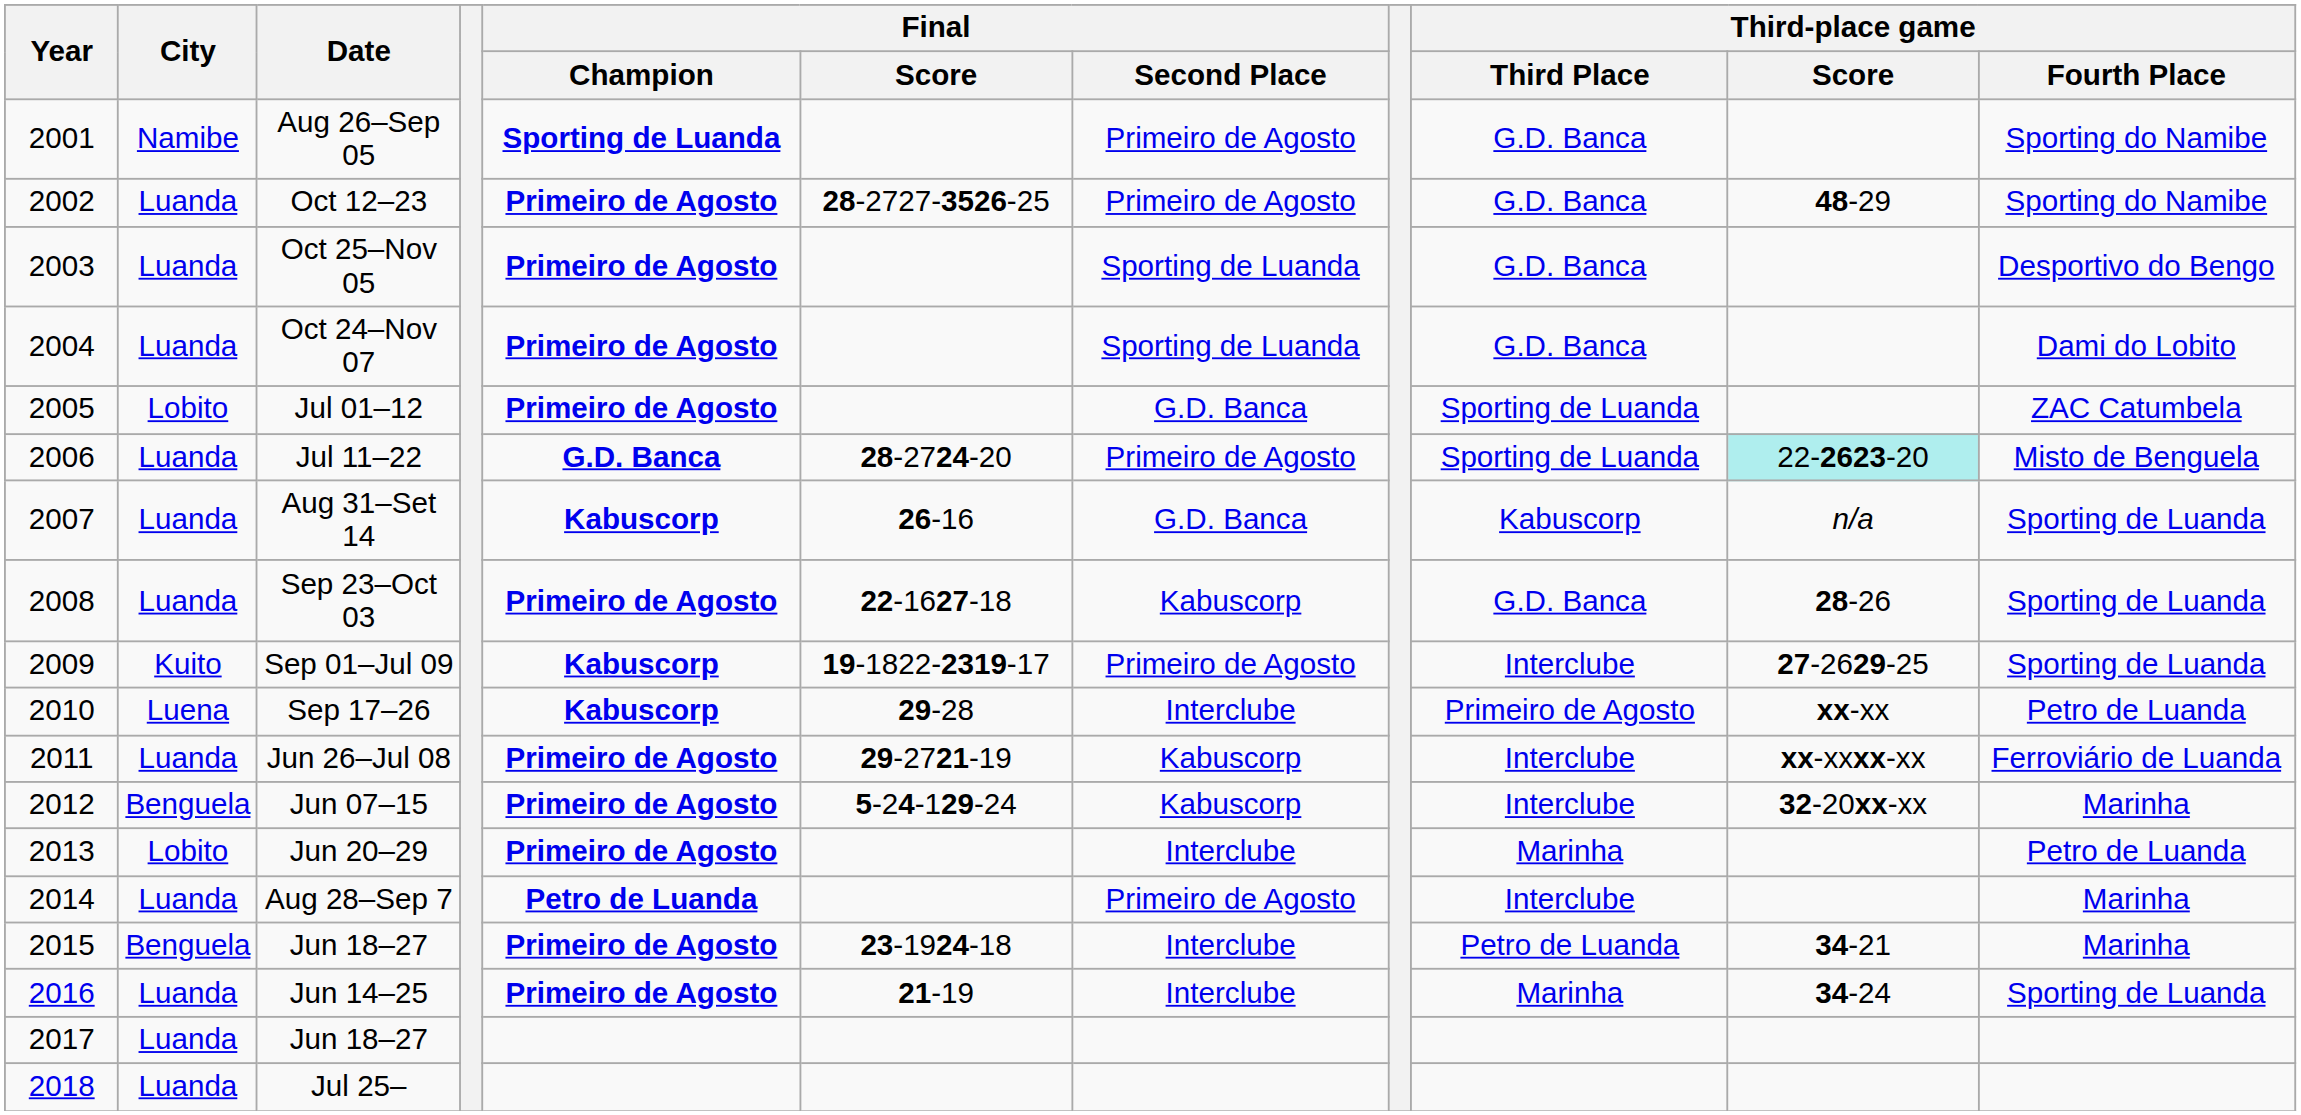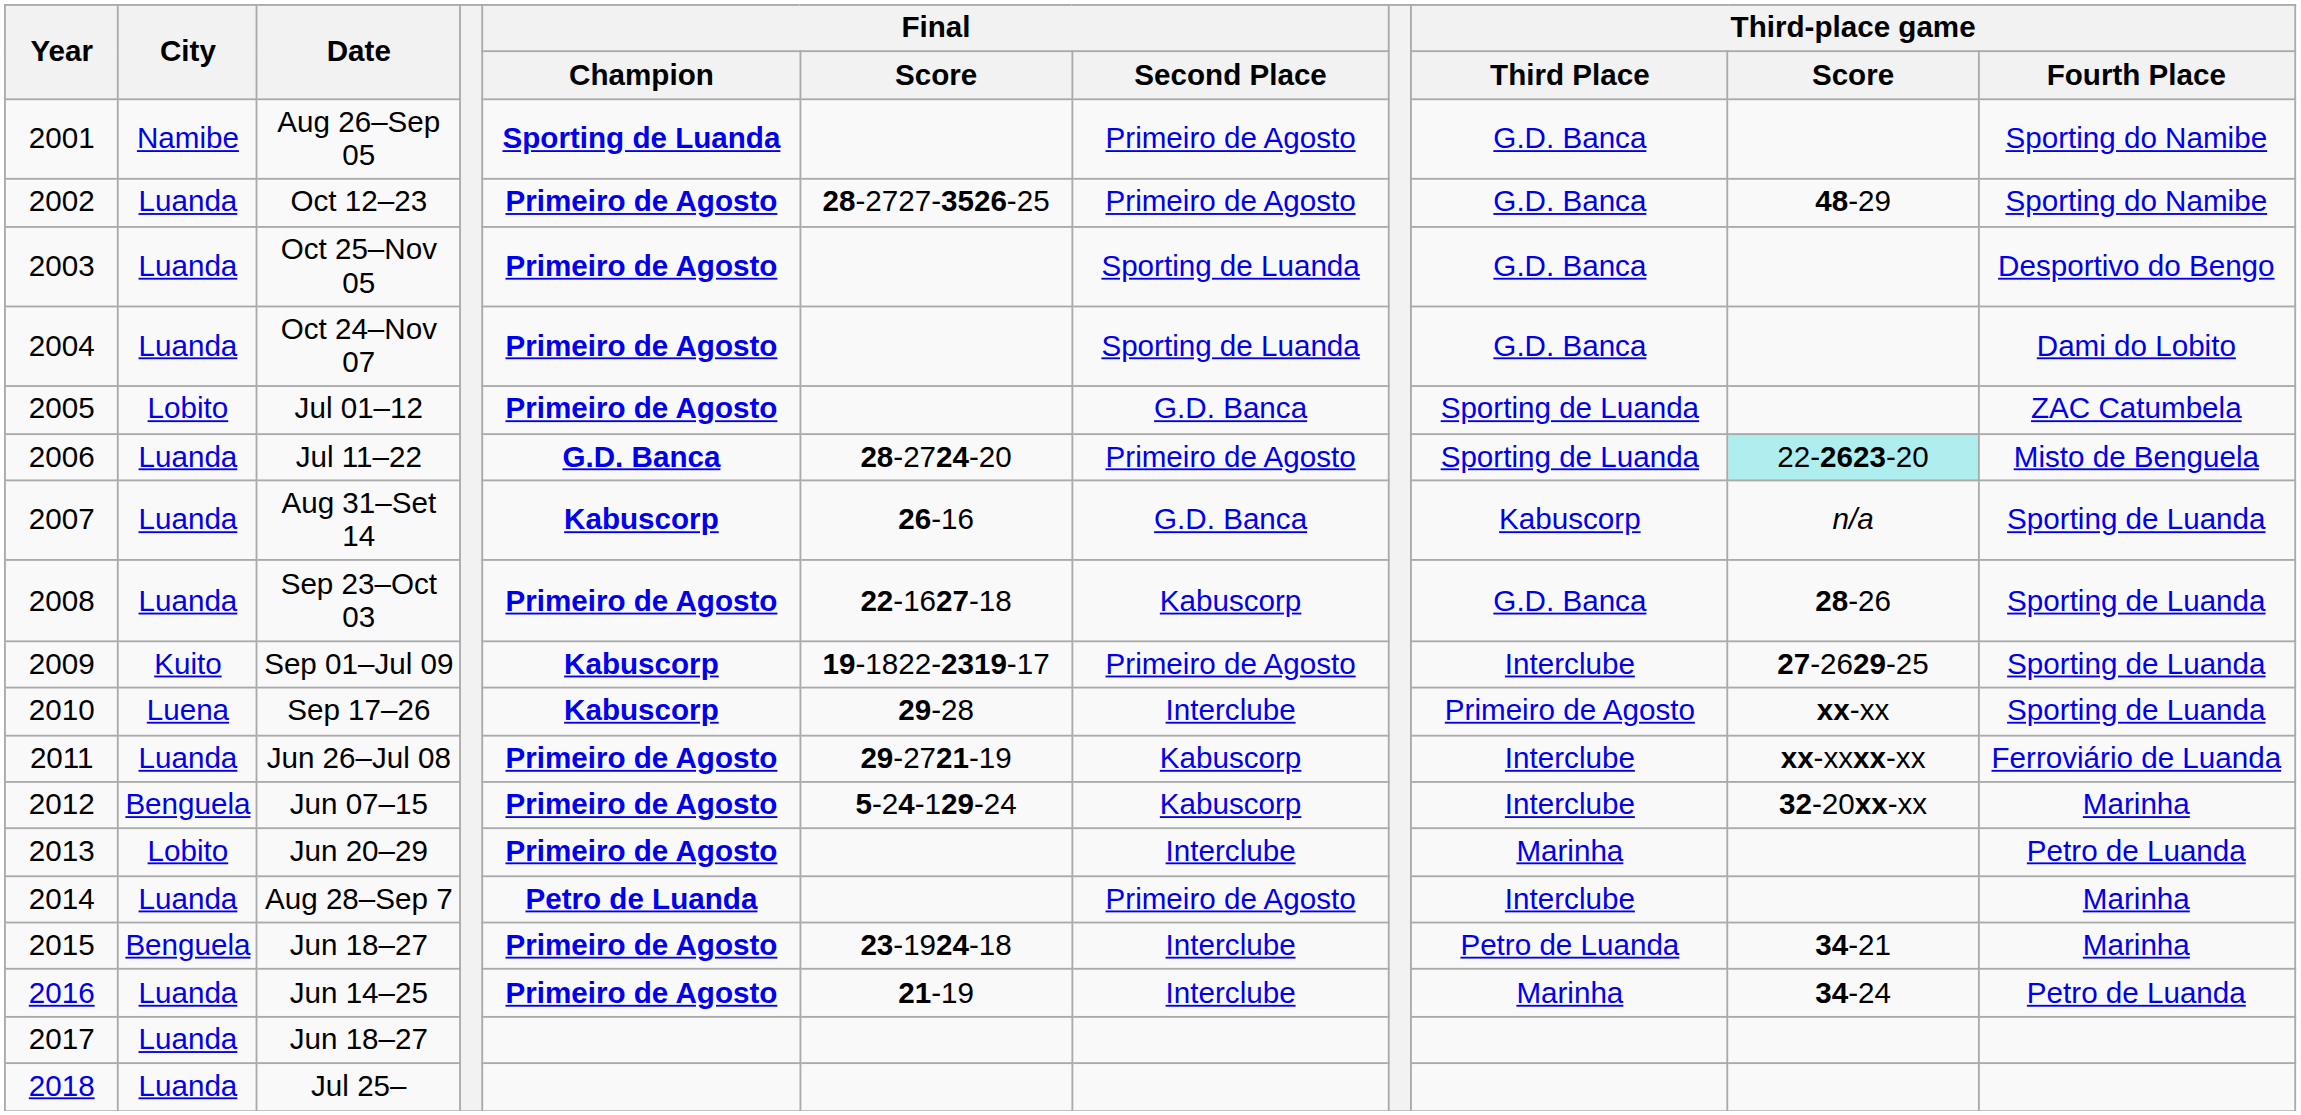(2136, 710) Petro de Luanda -> (2136, 710) Sporting de Luanda
(2136, 992) Sporting de Luanda -> (2136, 992) Petro de Luanda
